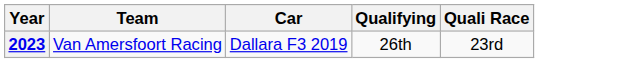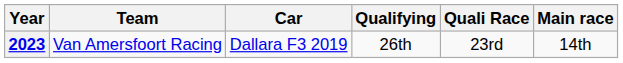+ column: (575, 18)
